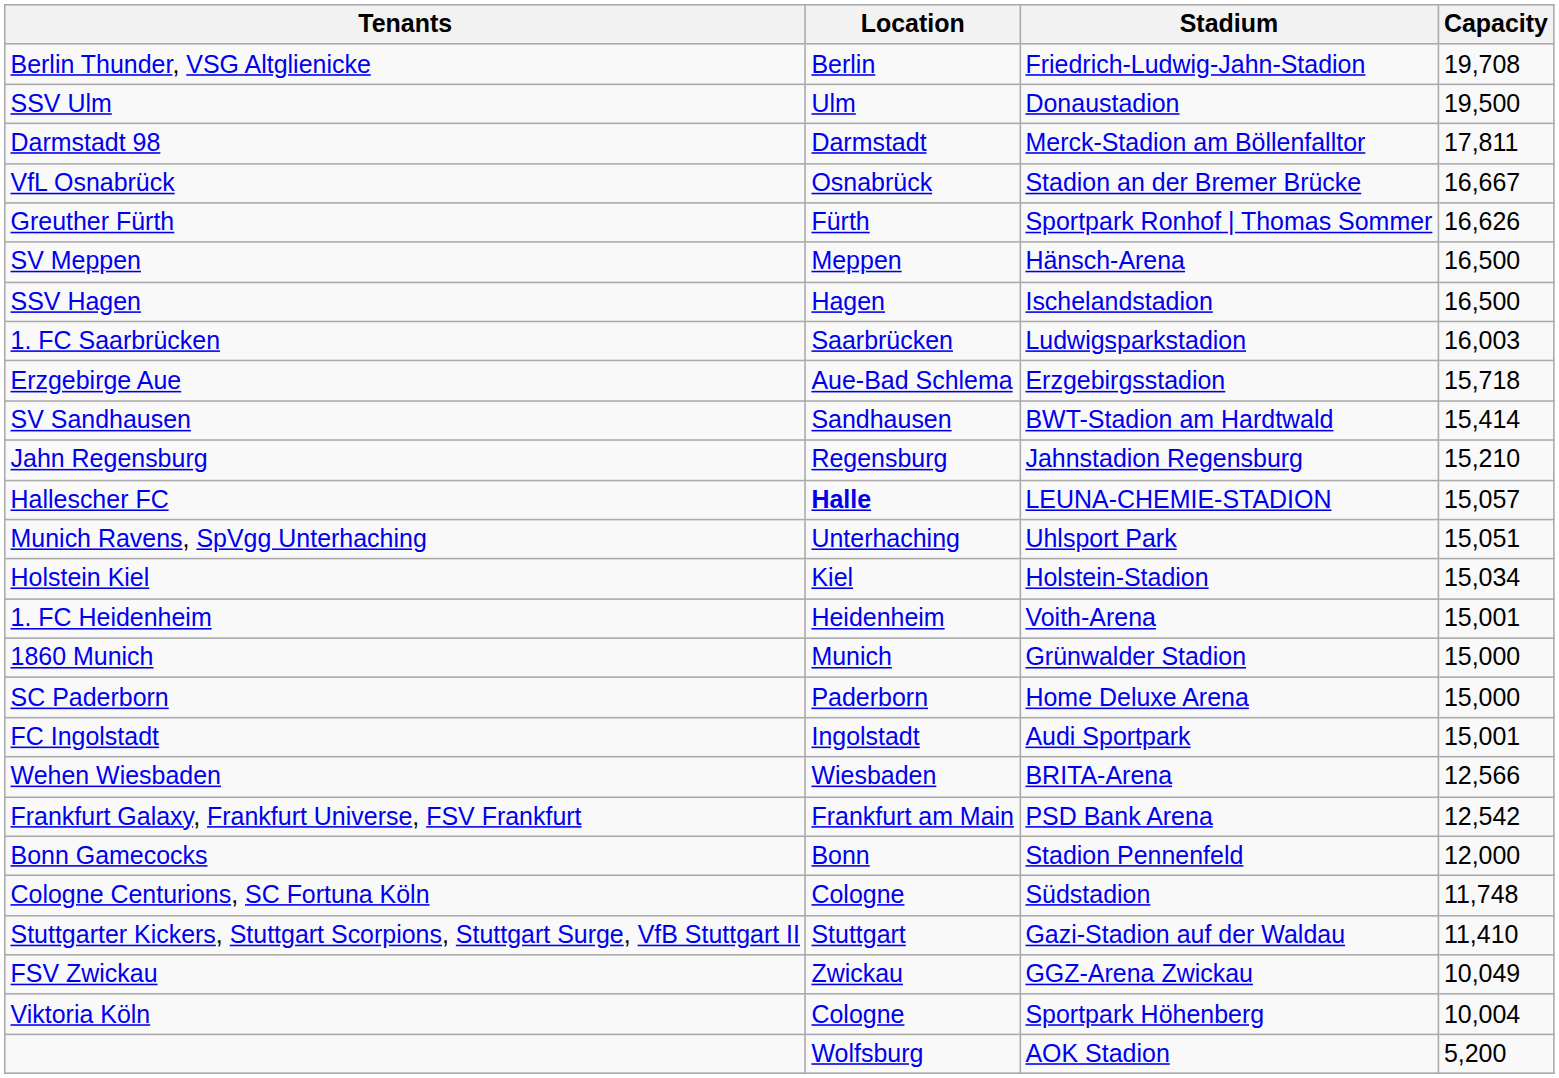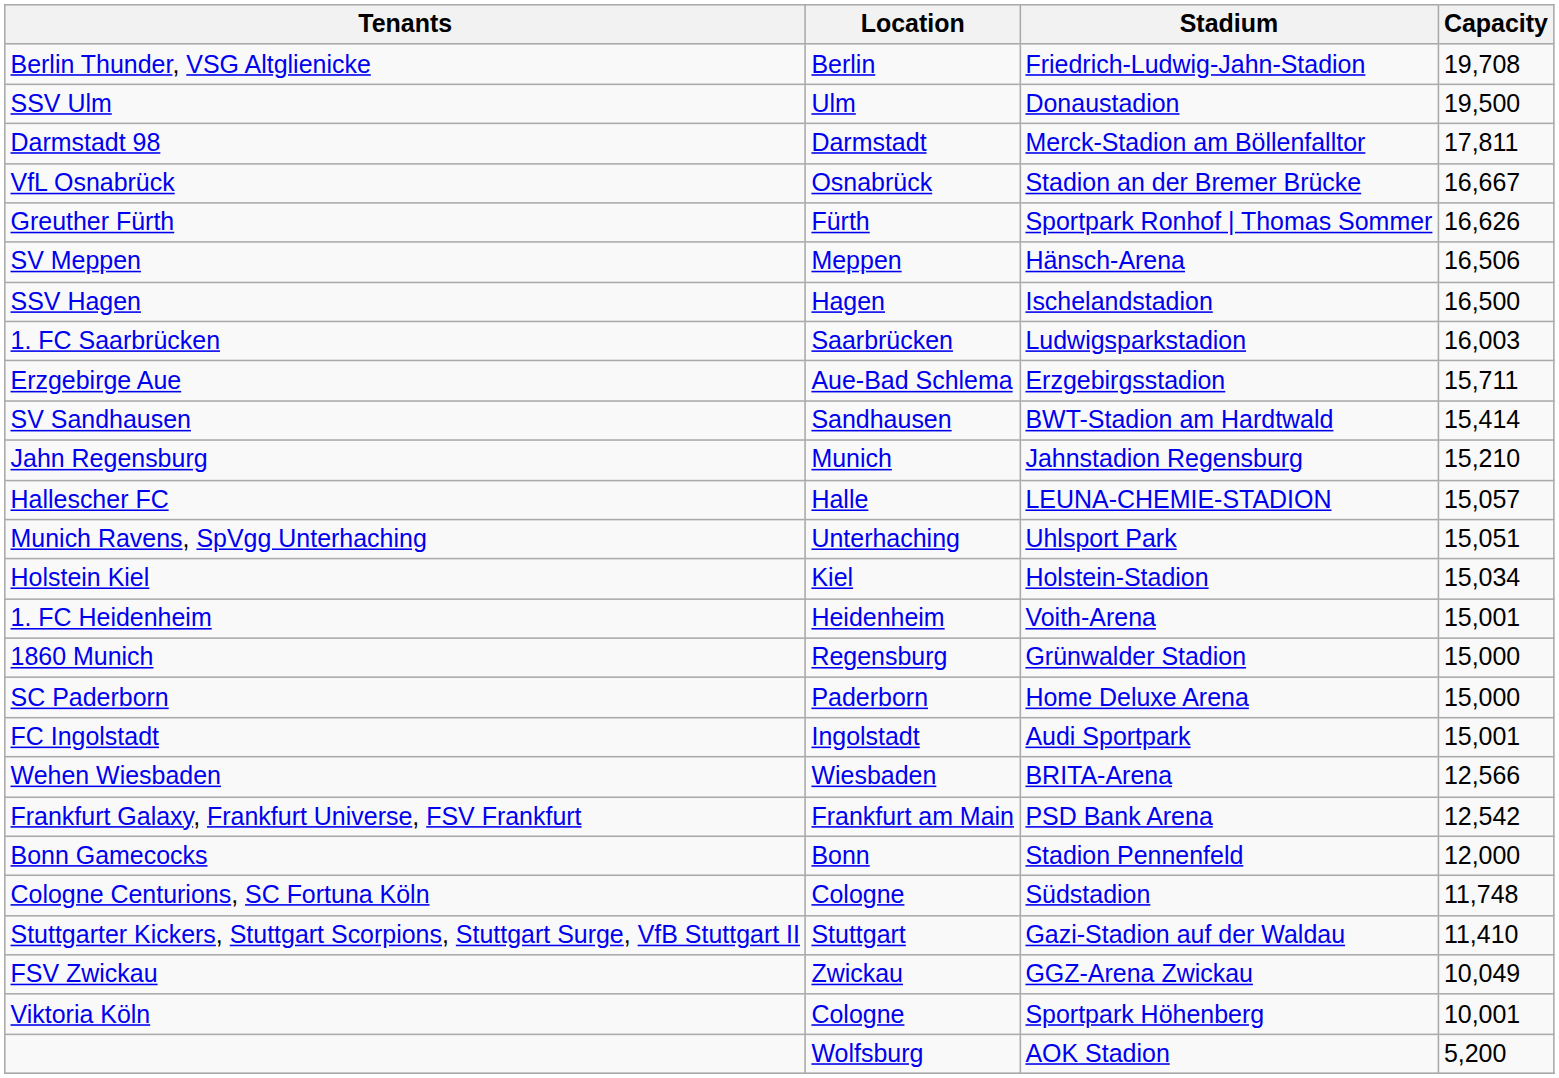(1482, 261) 16,500 -> (1482, 261) 16,506
(1482, 380) 15,718 -> (1481, 380) 15,711
(879, 459) Regensburg -> (852, 459) Munich
(841, 499) bold -> (840, 499) normal
(852, 657) Munich -> (879, 657) Regensburg
(1482, 1013) 10,004 -> (1482, 1013) 10,001
